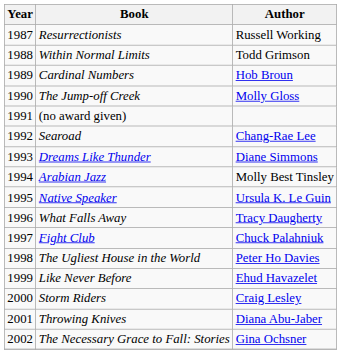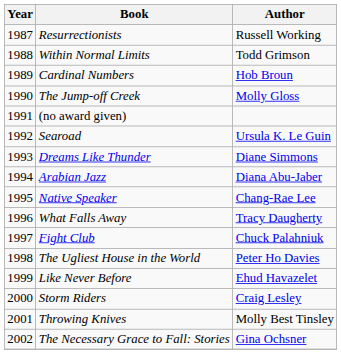(276, 136) Chang-Rae Lee -> (283, 136) Ursula K. Le Guin
(285, 177) Molly Best Tinsley -> (279, 177) Diana Abu-Jaber
(283, 197) Ursula K. Le Guin -> (276, 197) Chang-Rae Lee
(279, 319) Diana Abu-Jaber -> (285, 319) Molly Best Tinsley
